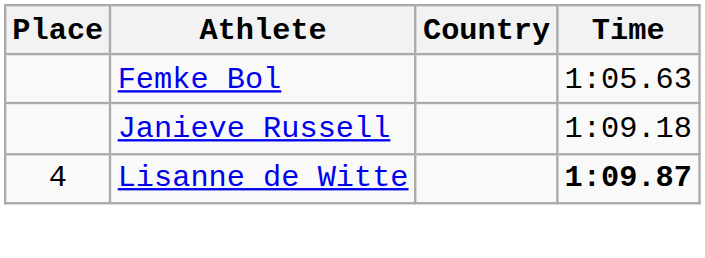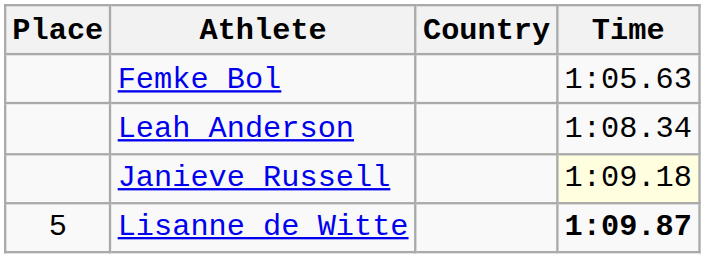+ row: (236, 129)
(628, 129) no background -> (628, 178) lightyellow background
(58, 178) 4 -> (58, 227) 5
